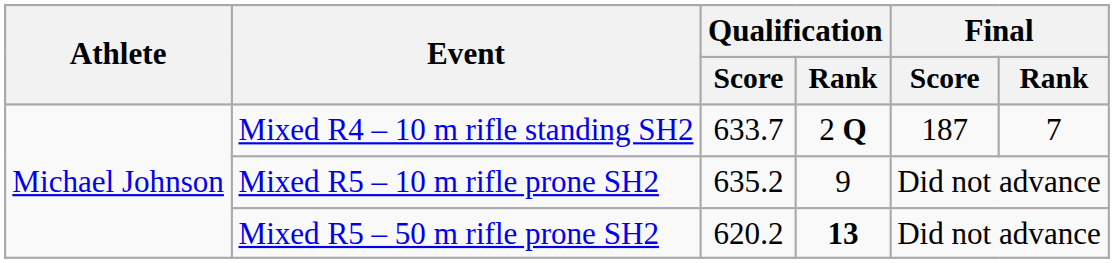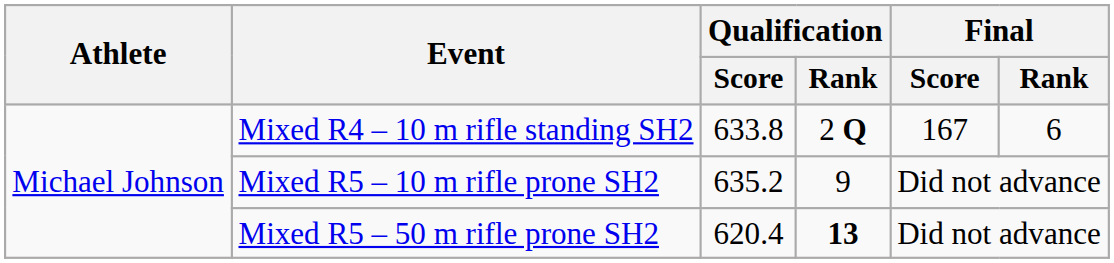(749, 130) 633.7 -> (749, 130) 633.8
(945, 130) 187 -> (945, 130) 167
(1054, 130) 7 -> (1054, 130) 6
(749, 232) 620.2 -> (749, 232) 620.4
